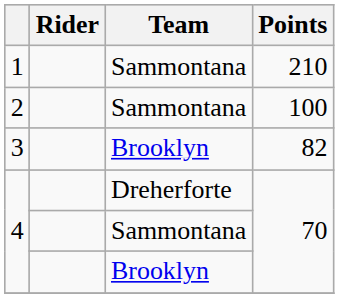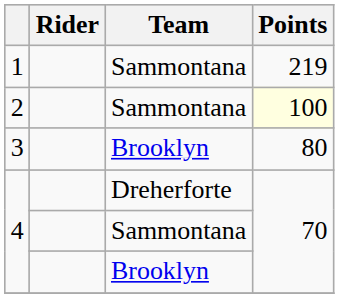(308, 66) 210 -> (308, 66) 219
(308, 107) no background -> (308, 107) lightyellow background
(314, 148) 82 -> (314, 148) 80
